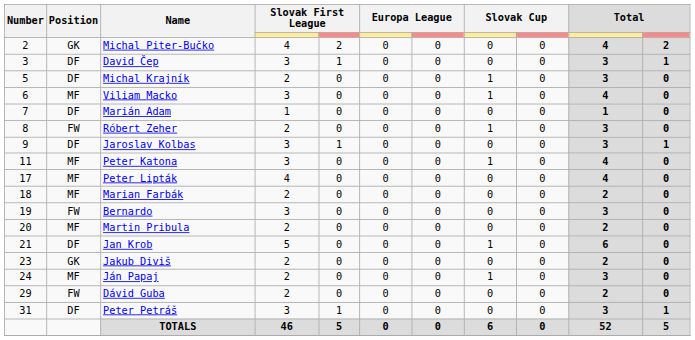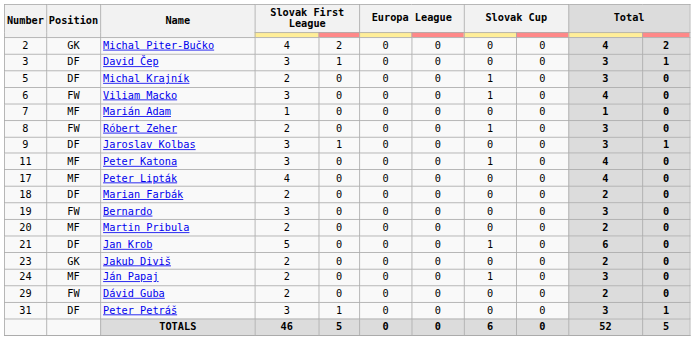(73, 96) MF -> (73, 96) FW
(73, 112) DF -> (73, 112) MF
(73, 195) MF -> (73, 195) DF
